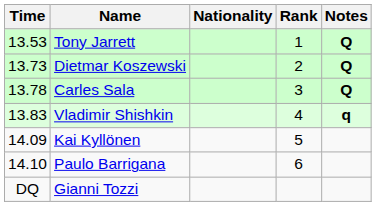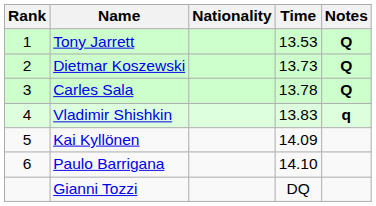columns swapped: (299, 16) <-> (27, 16)
